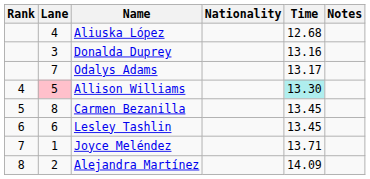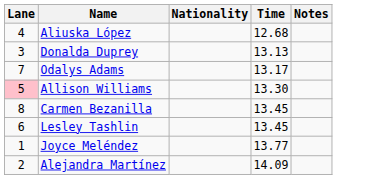- column: (21, 14)
(304, 52) 13.16 -> (271, 52) 13.13
(304, 89) paleturquoise background -> (271, 89) no background
(304, 146) 13.71 -> (271, 146) 13.77
